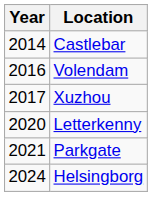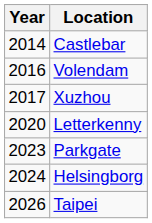(27, 151) 2021 -> (27, 151) 2023
+ row: (75, 204)
